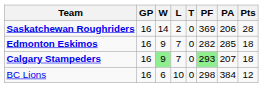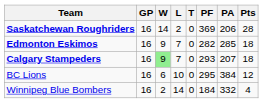(207, 59) lightgreen background -> (207, 59) no background
(207, 74) 298 -> (207, 74) 295
+ row: (59, 90)
